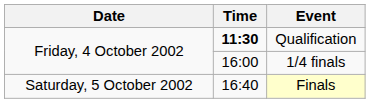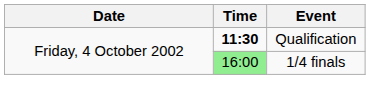(240, 62) no background -> (240, 62) lightgreen background
- row: (316, 86)
